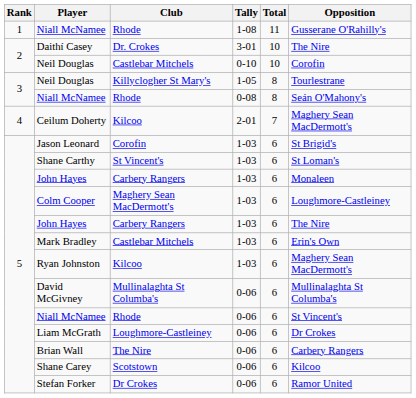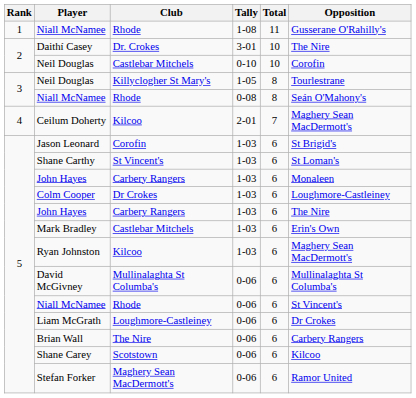(144, 201) Maghery Sean MacDermott's -> (135, 195) Dr Crokes
(135, 384) Dr Crokes -> (144, 378) Maghery Sean MacDermott's
